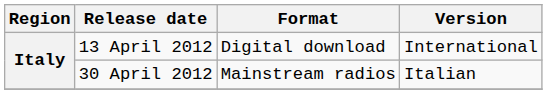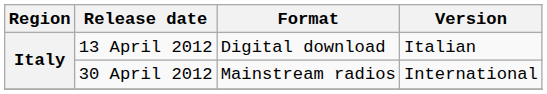(471, 47) International -> (440, 47) Italian
(440, 75) Italian -> (471, 75) International
